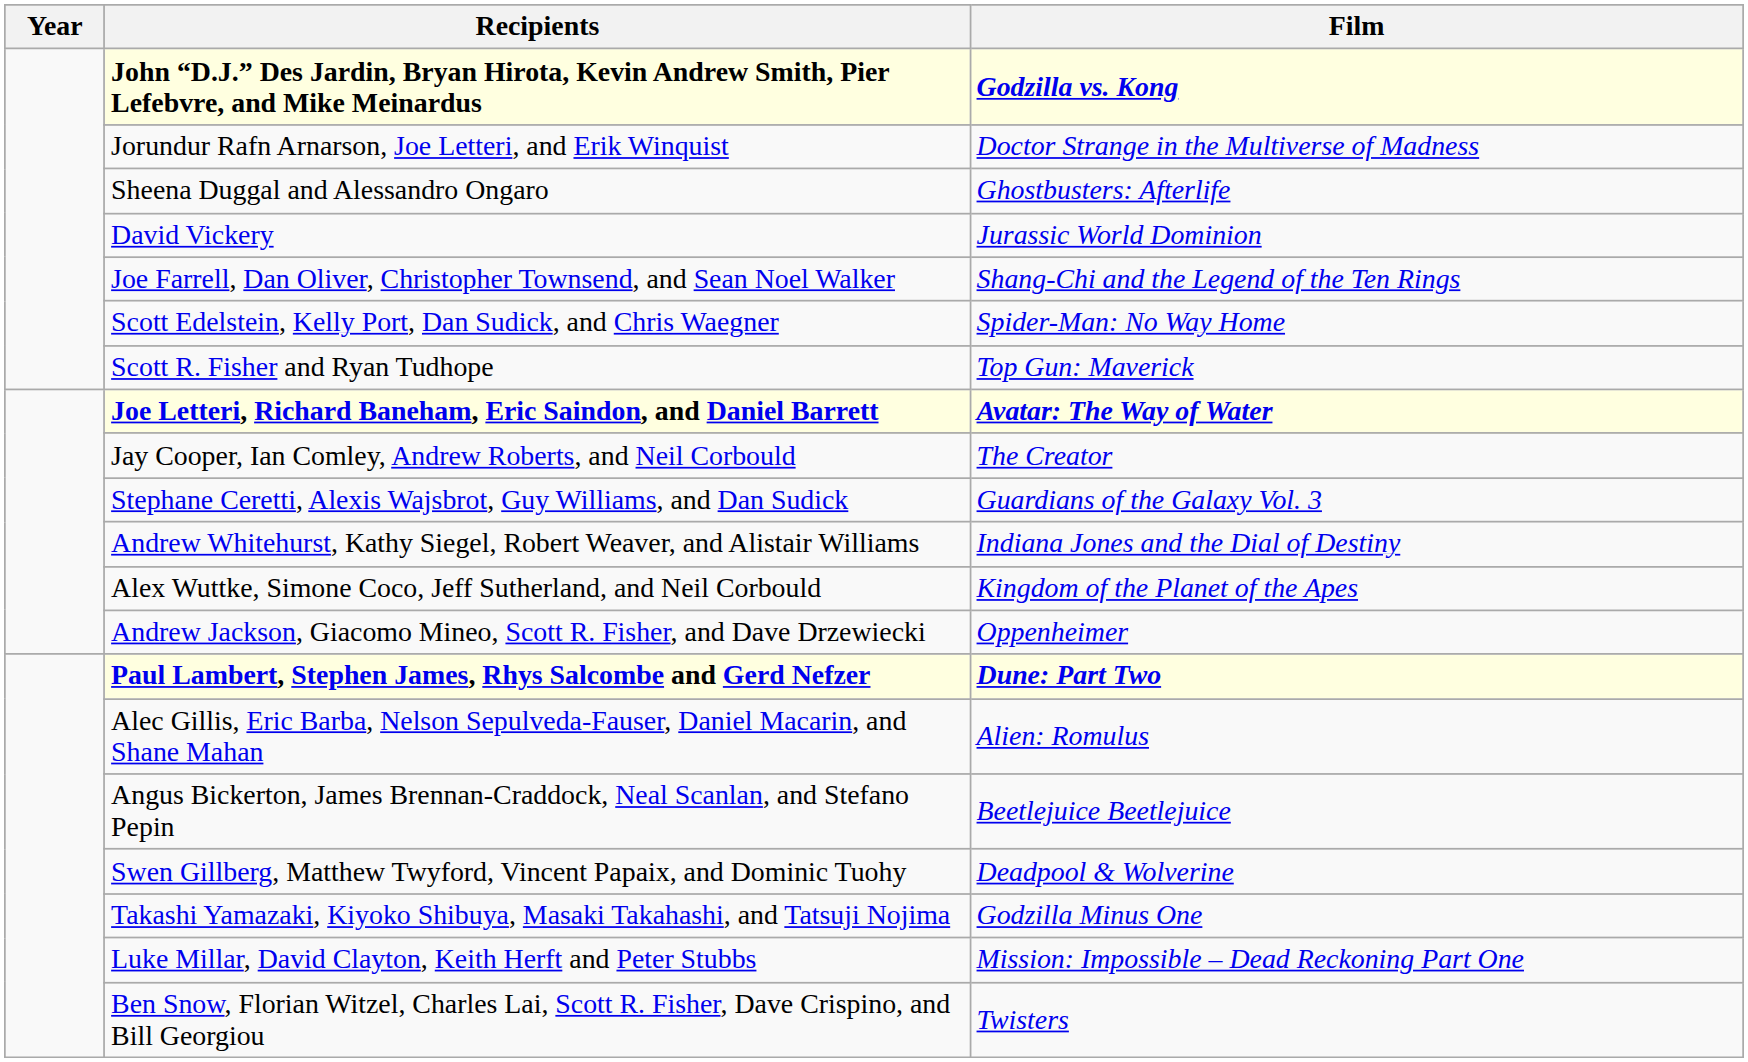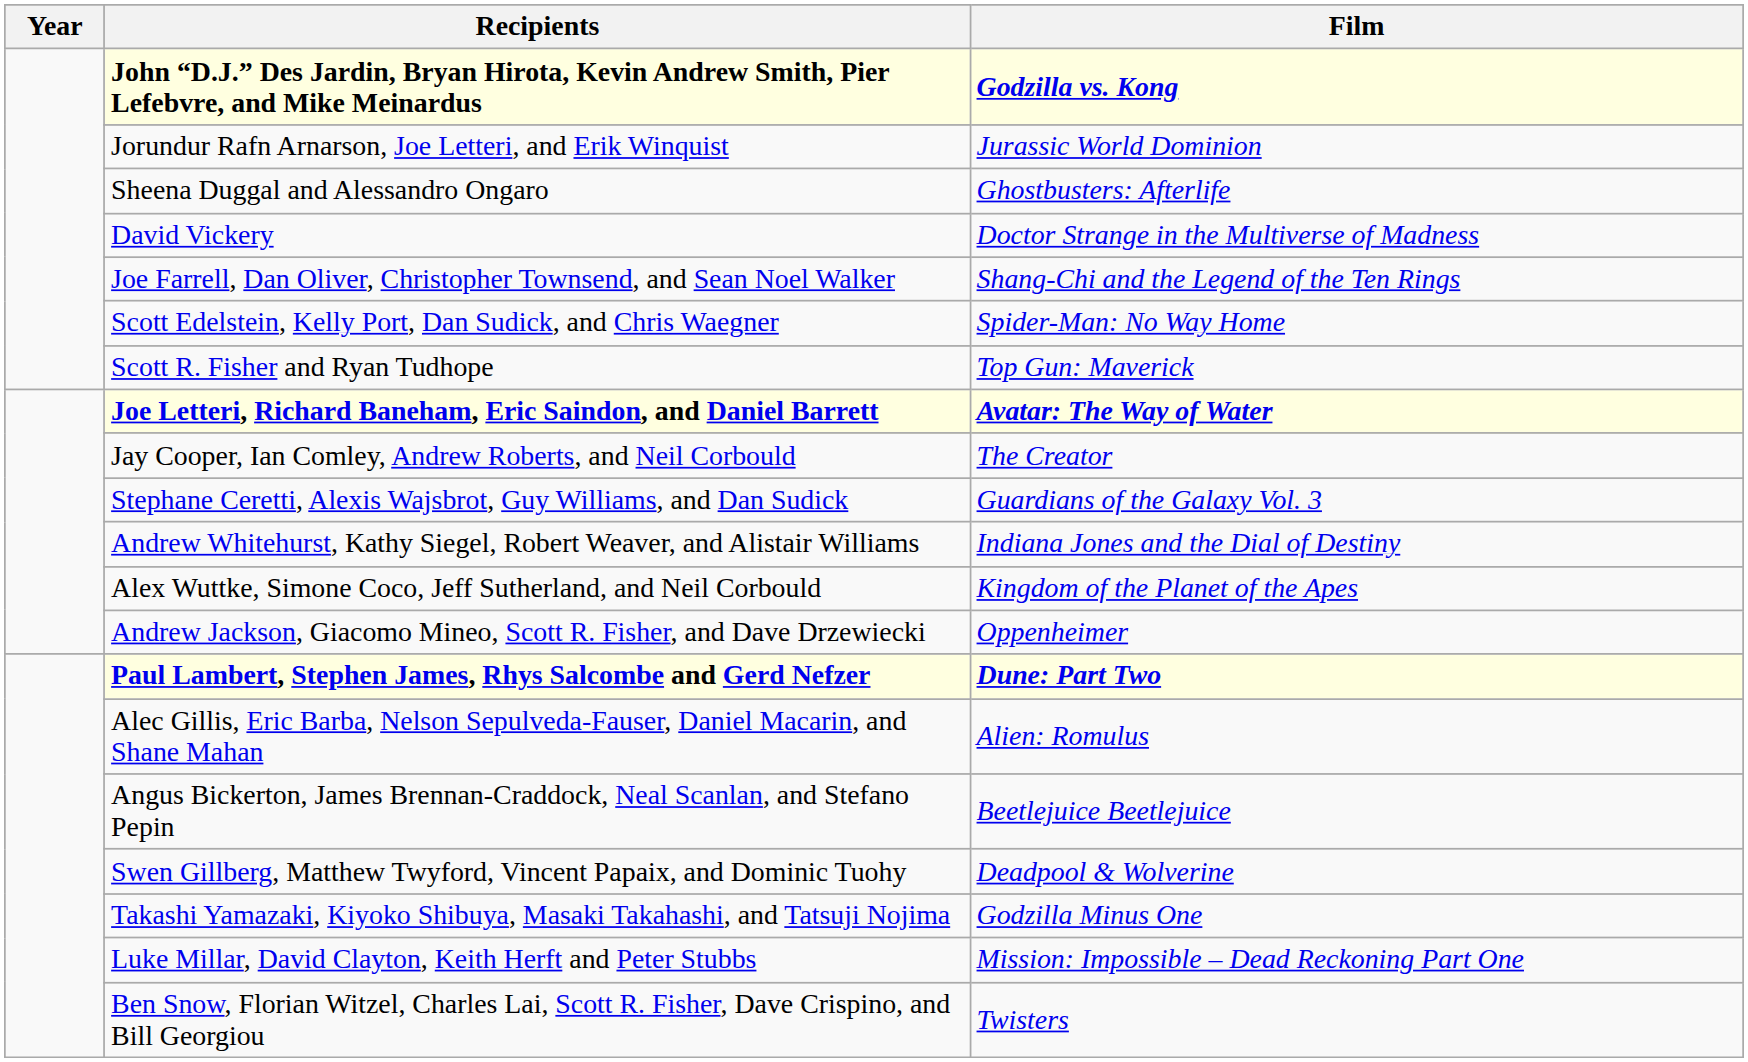(1228, 146) Doctor Strange in the Multiverse of Madness -> (1119, 146) Jurassic World Dominion
(1119, 234) Jurassic World Dominion -> (1228, 234) Doctor Strange in the Multiverse of Madness
